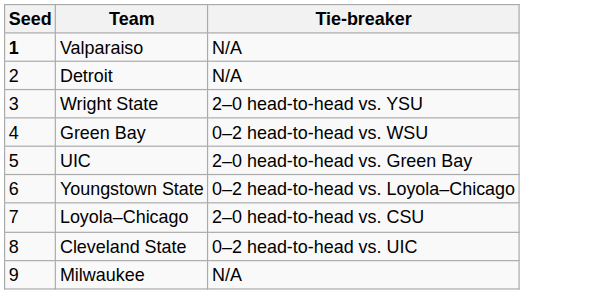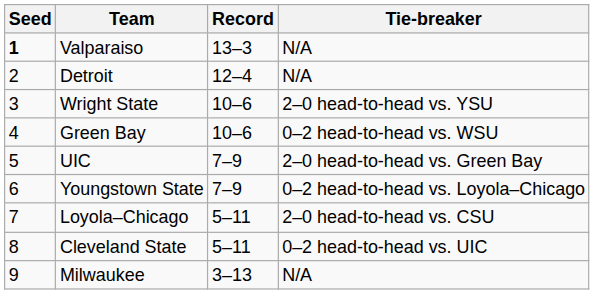+ column: (243, 19)
